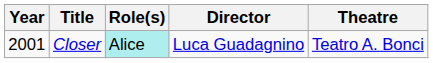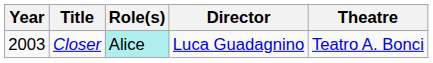(27, 44) 2001 -> (27, 44) 2003
